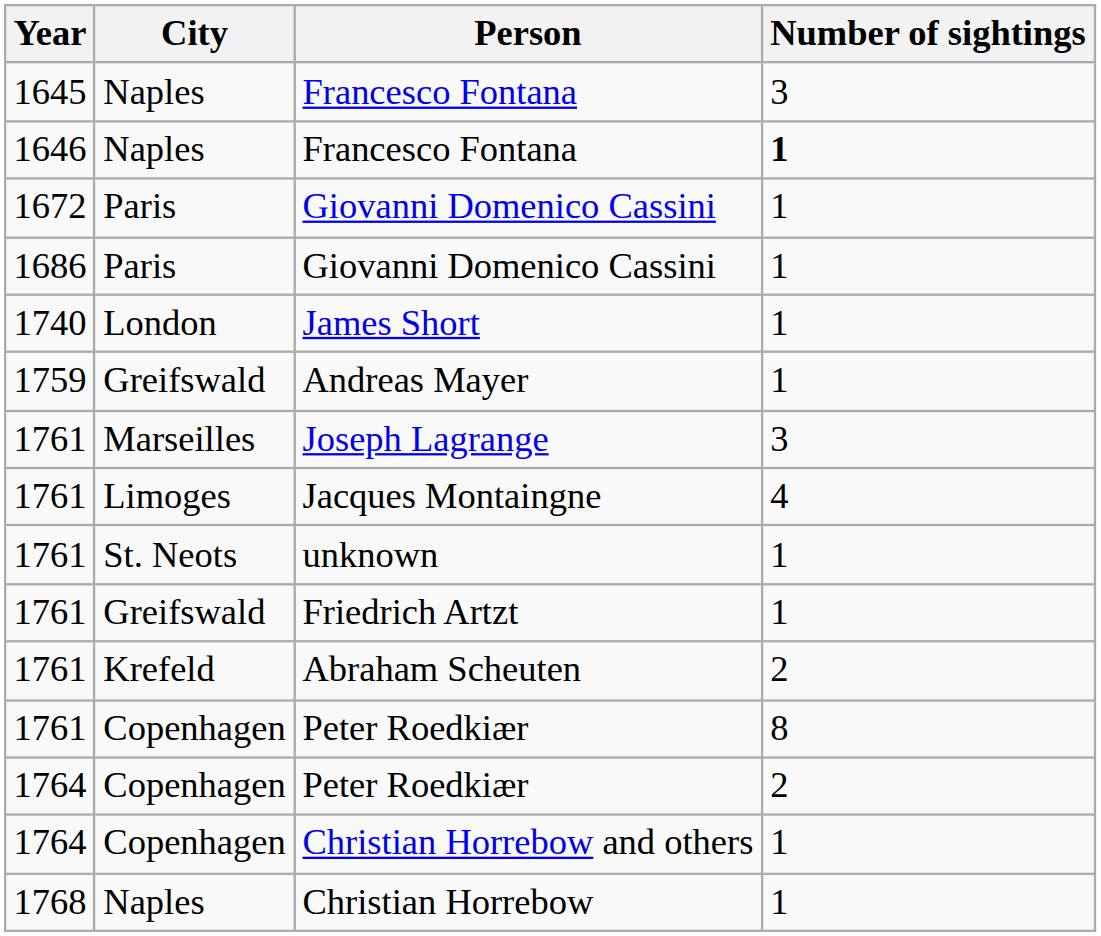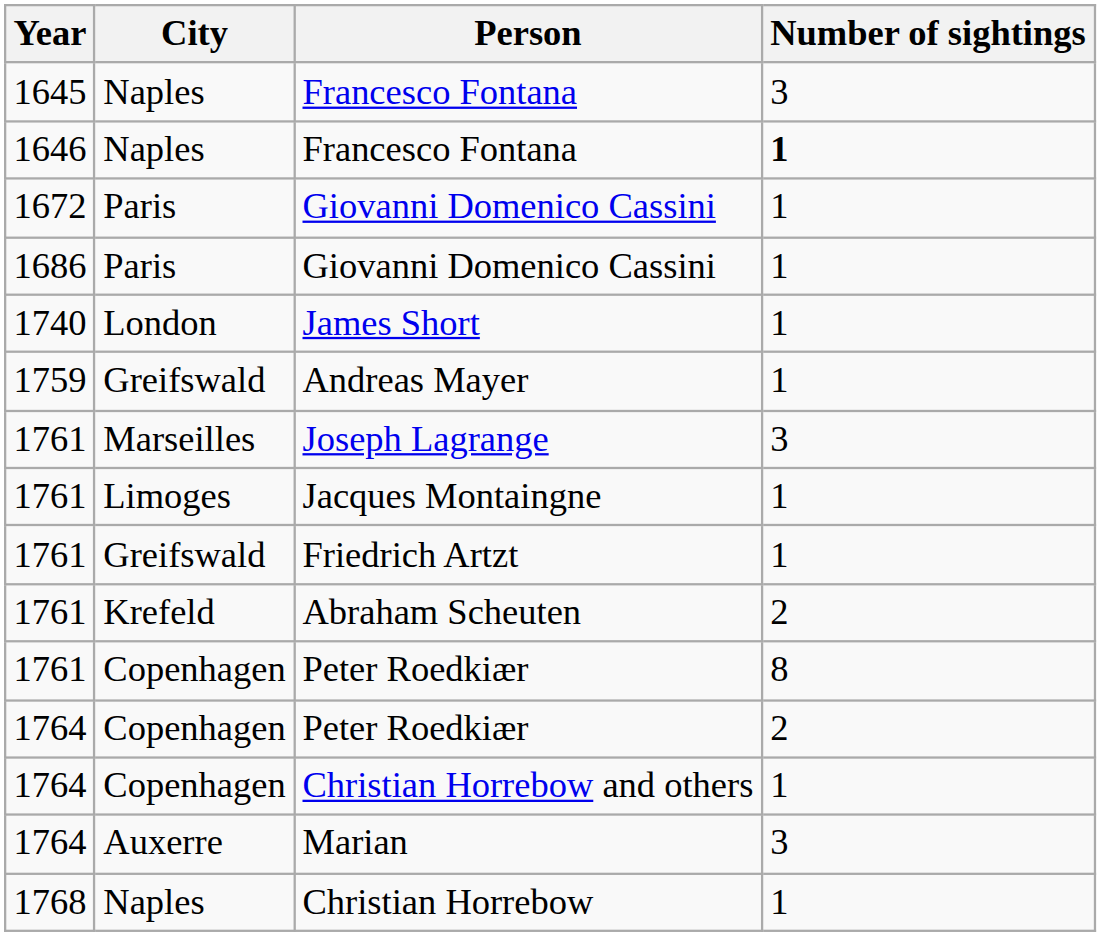(779, 496) 4 -> (779, 496) 1
- row: (50, 554)
+ row: (50, 843)
